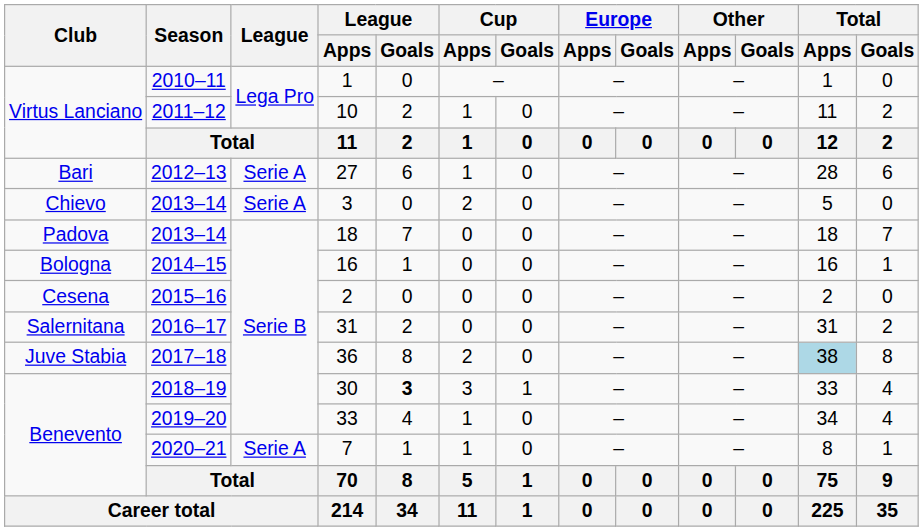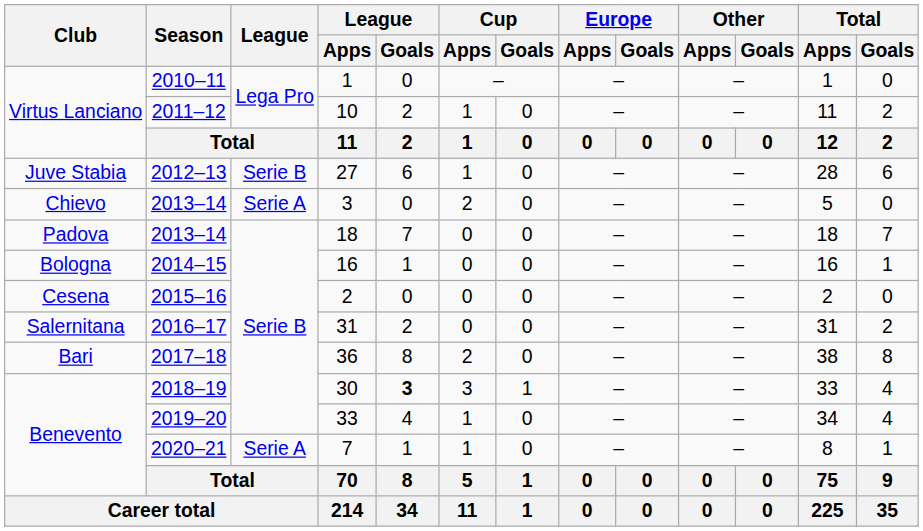(76, 173) Bari -> (76, 173) Juve Stabia
(275, 173) Serie A -> (275, 173) Serie B
(76, 357) Juve Stabia -> (76, 357) Bari
(827, 357) lightblue background -> (827, 357) no background
